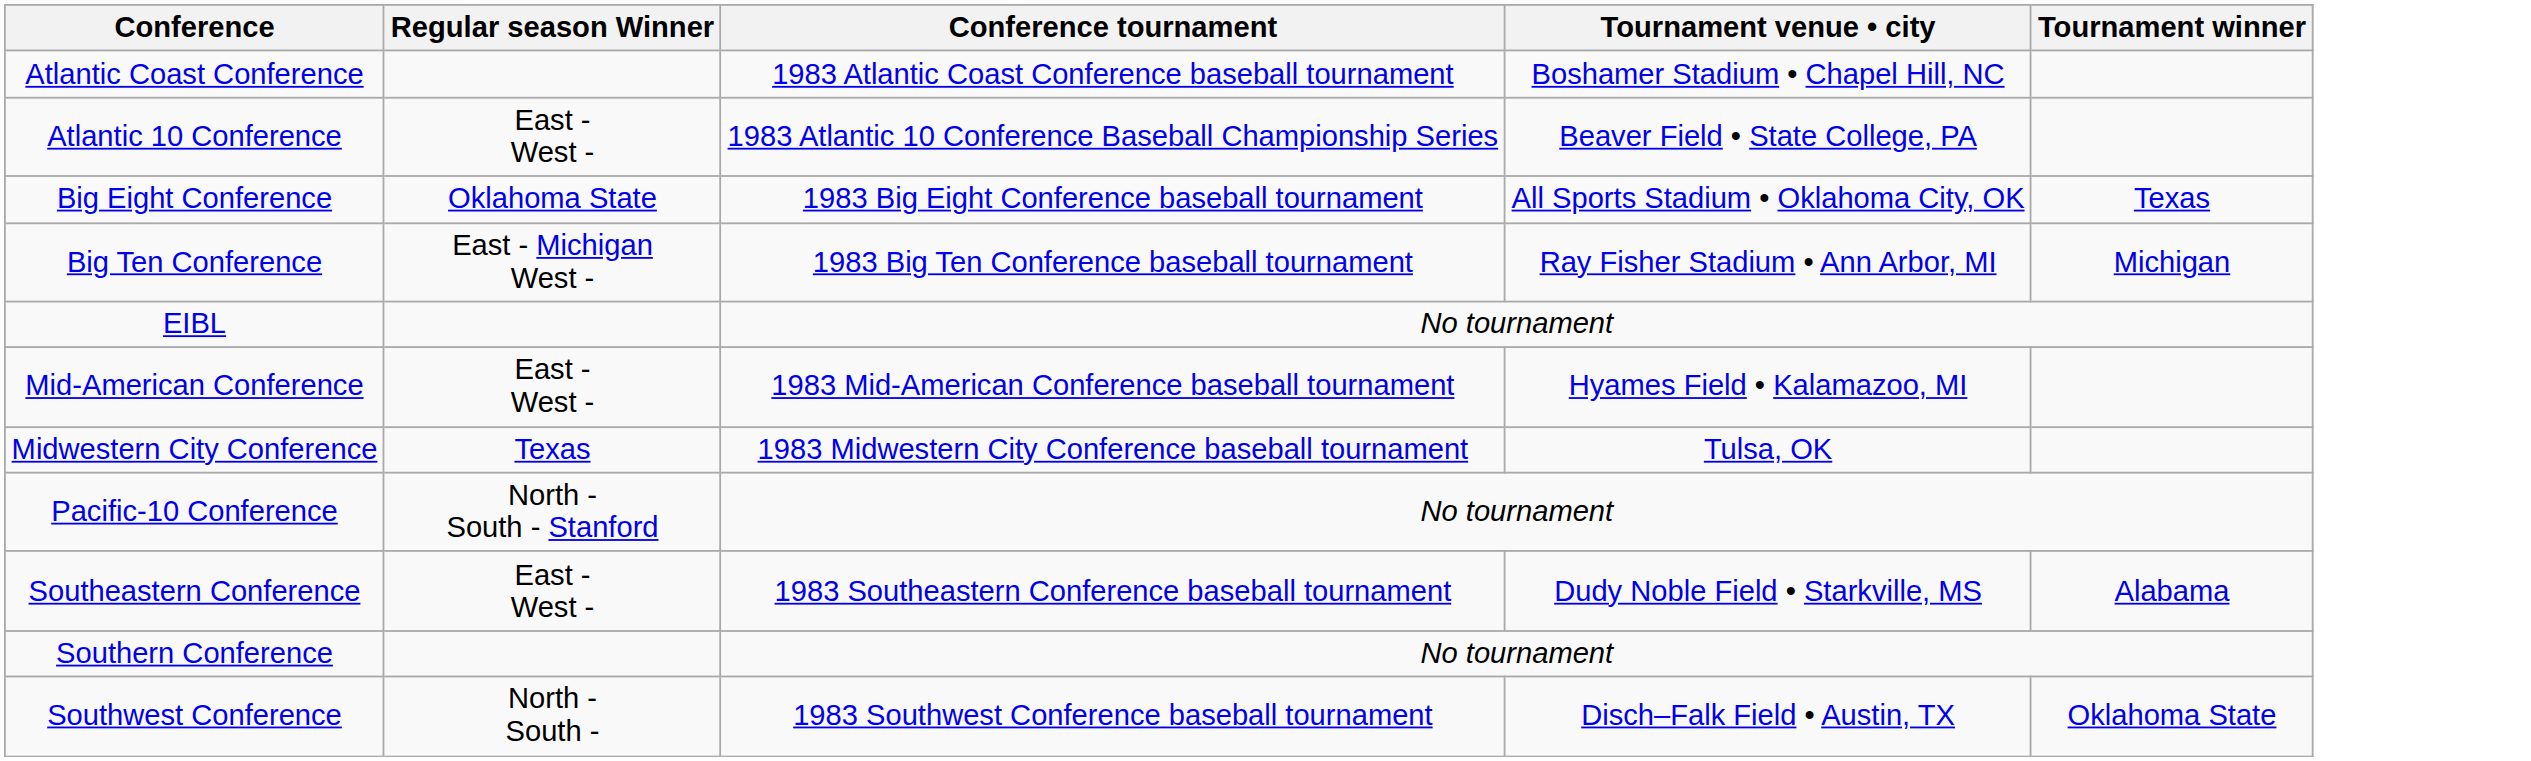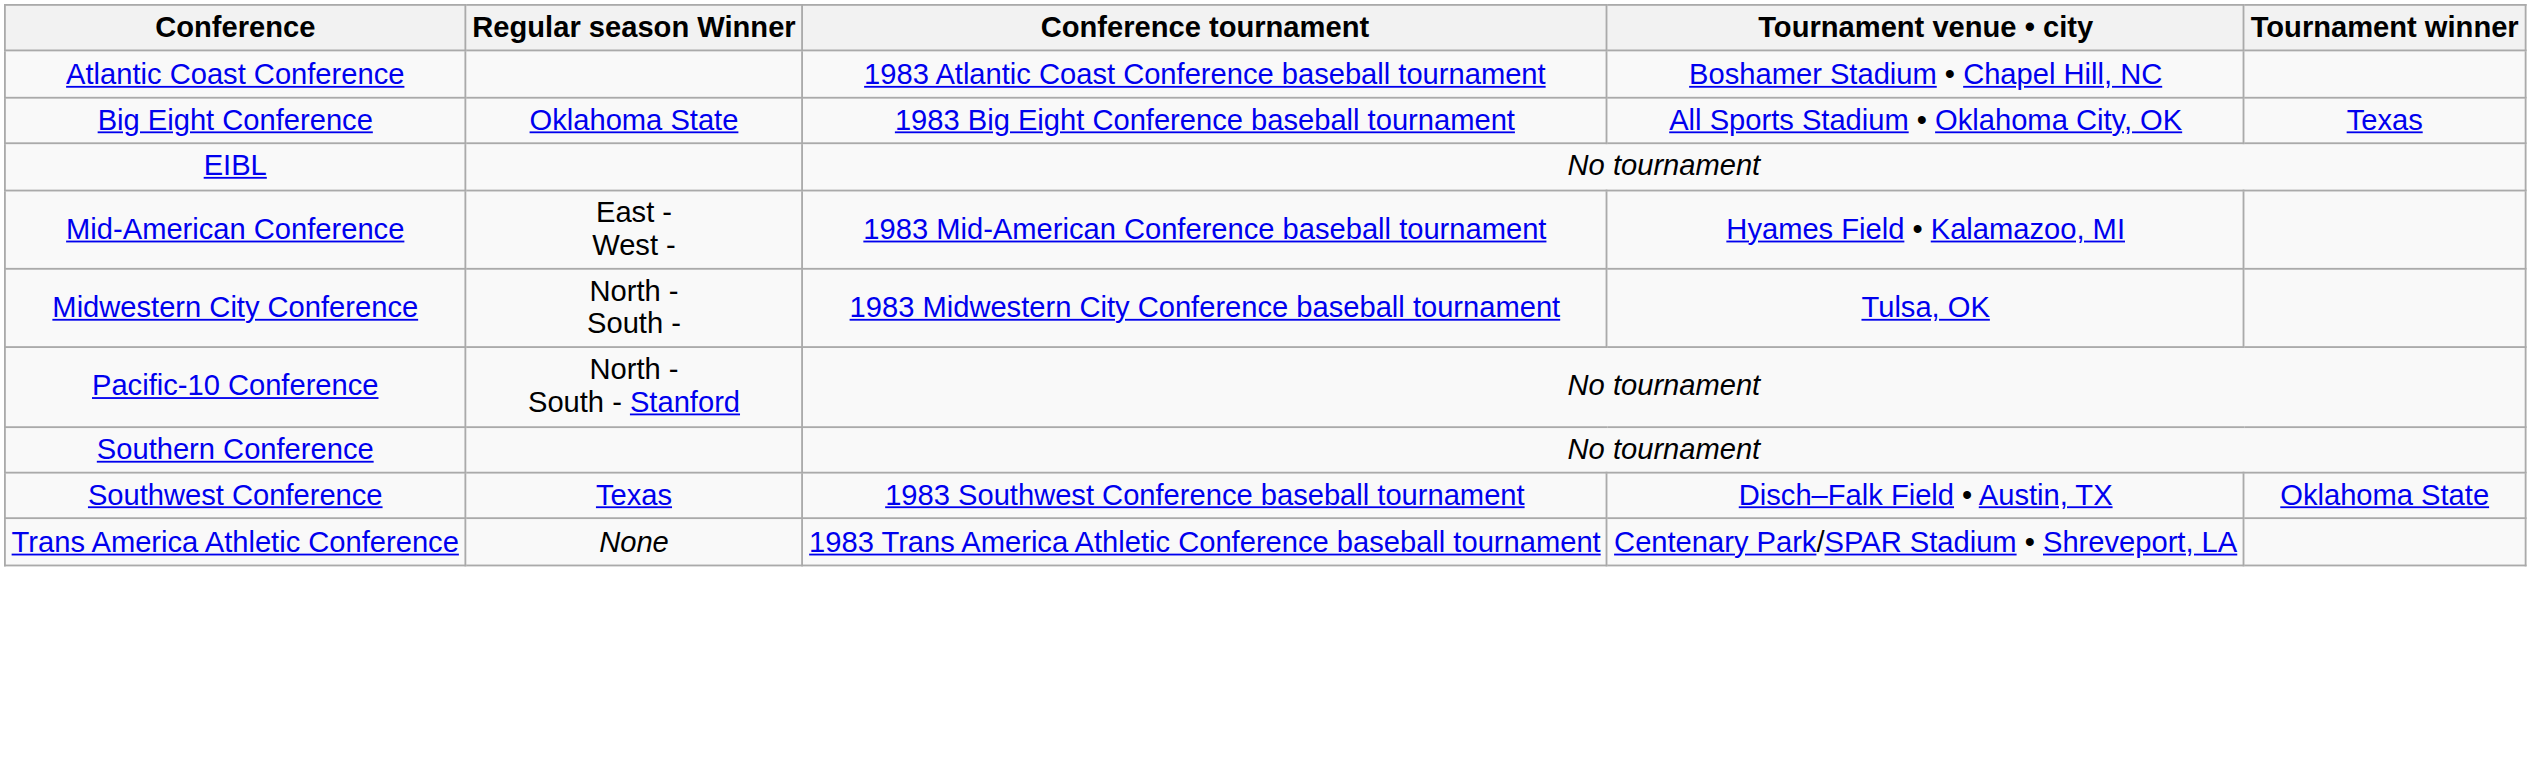- row: (195, 136)
- row: (195, 261)
(552, 449) Texas -> (634, 307) North - South -
- row: (195, 590)
(553, 715) North - South - -> (634, 495) Texas
+ row: (235, 541)
